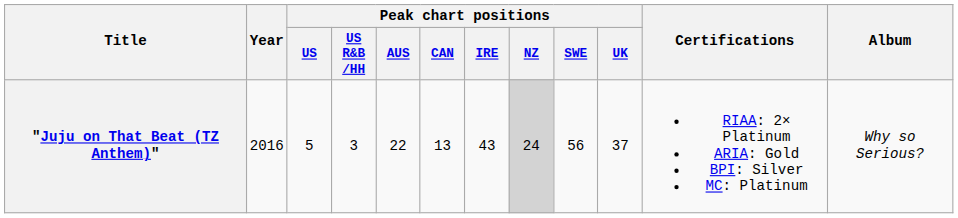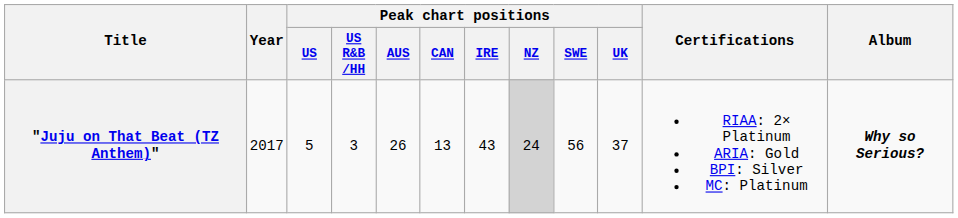(267, 146) 2016 -> (267, 146) 2017
(398, 146) 22 -> (398, 146) 26
(890, 146) normal -> (890, 146) bold
